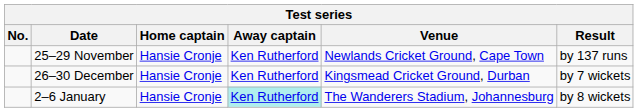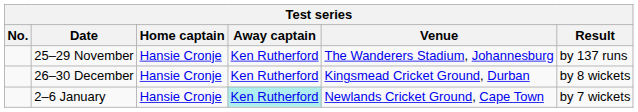(434, 55) Newlands Cricket Ground, Cape Town -> (439, 55) The Wanderers Stadium, Johannesburg
(595, 76) by 7 wickets -> (595, 76) by 8 wickets
(439, 96) The Wanderers Stadium, Johannesburg -> (434, 96) Newlands Cricket Ground, Cape Town
(595, 96) by 8 wickets -> (595, 96) by 7 wickets
